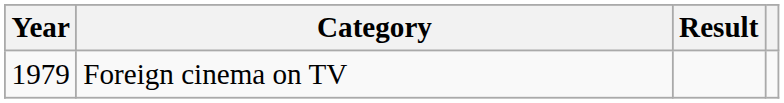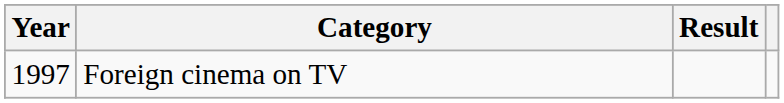(41, 73) 1979 -> (41, 73) 1997
